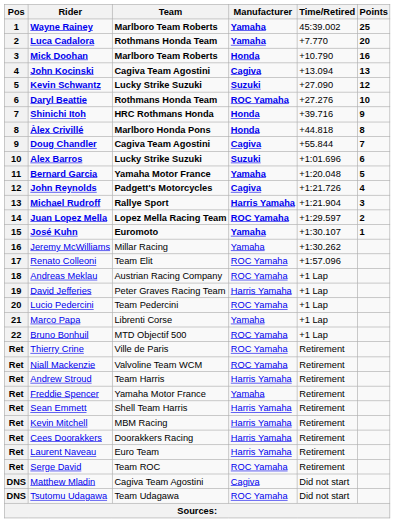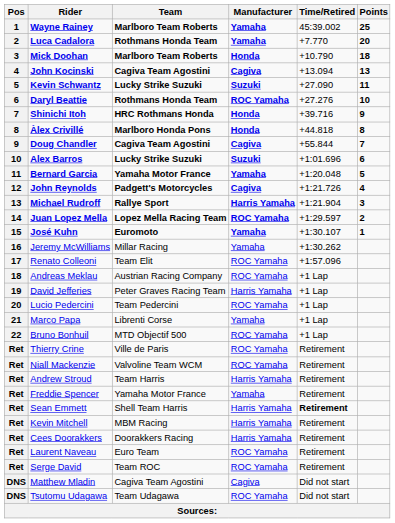(365, 56) 16 -> (365, 56) 18
(365, 85) 12 -> (364, 85) 11
(322, 408) normal -> (324, 408) bold
(261, 452) Harris Yamaha -> (259, 452) ROC Yamaha
